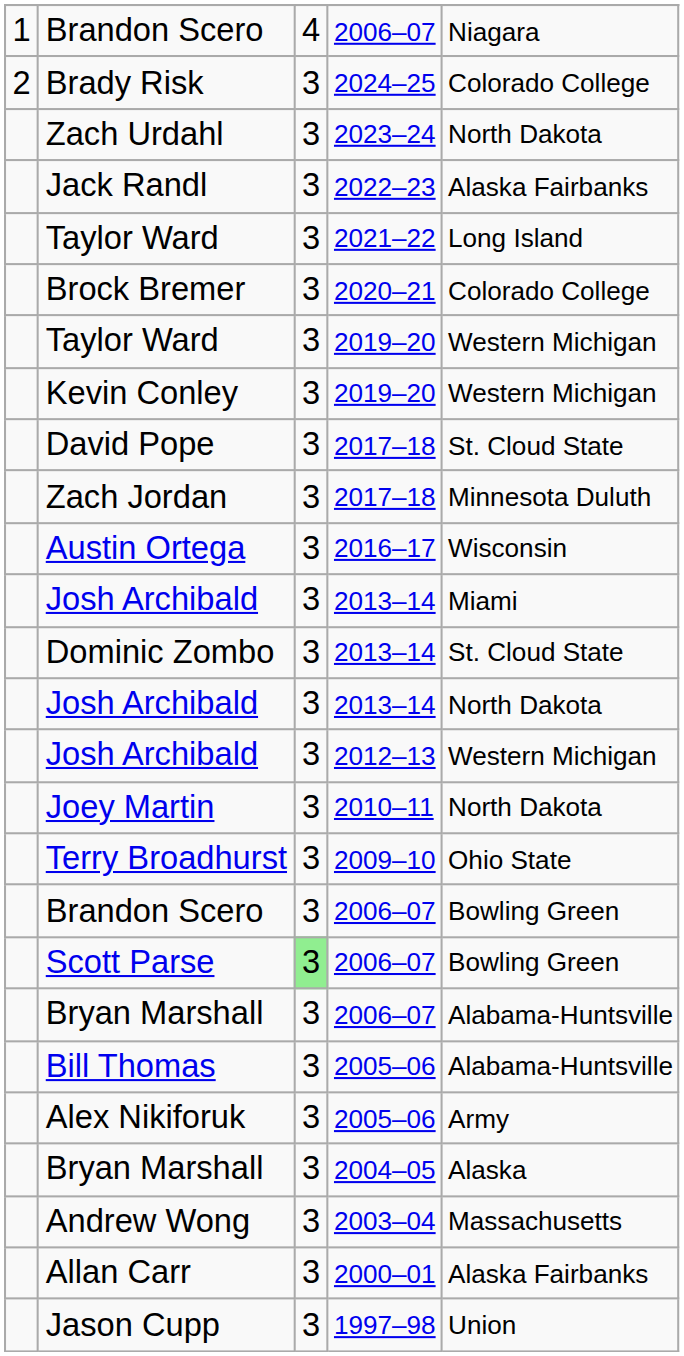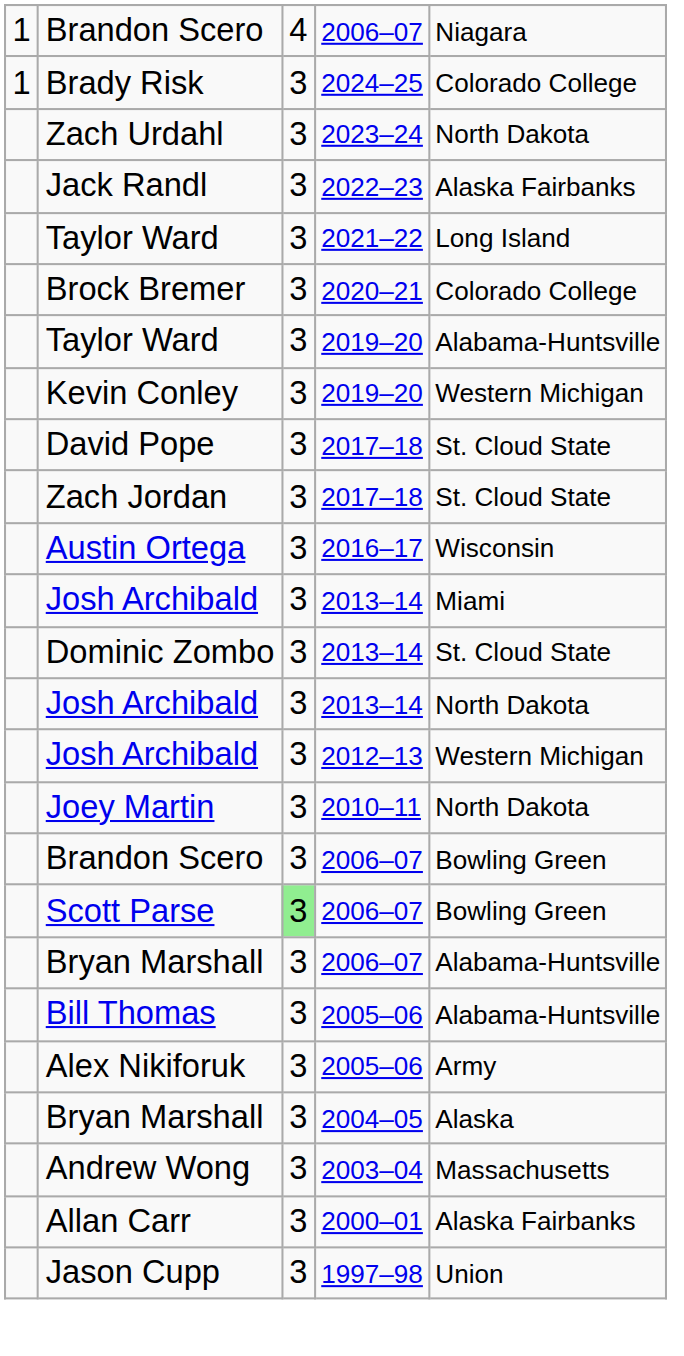(22, 82) 2 -> (22, 82) 1
(552, 341) Western Michigan -> (548, 341) Alabama-Huntsville
(550, 497) Minnesota Duluth -> (523, 497) St. Cloud State
- row: (166, 858)
